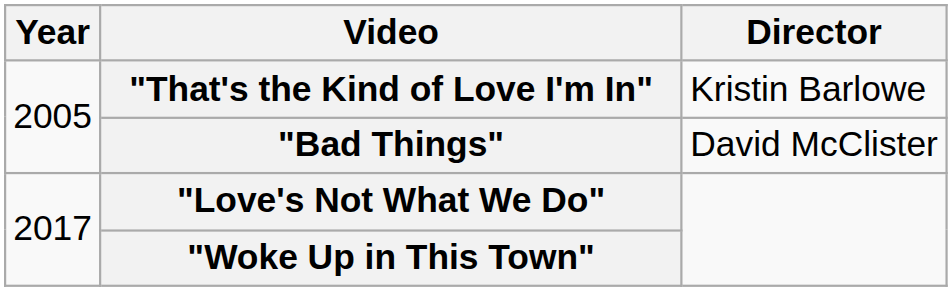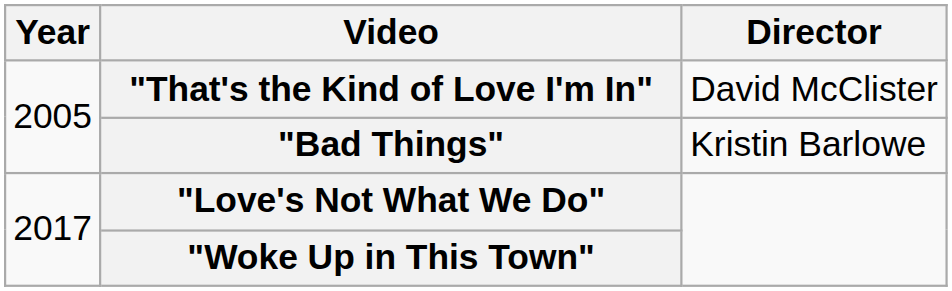(808, 88) Kristin Barlowe -> (814, 88) David McClister
(814, 144) David McClister -> (808, 144) Kristin Barlowe
